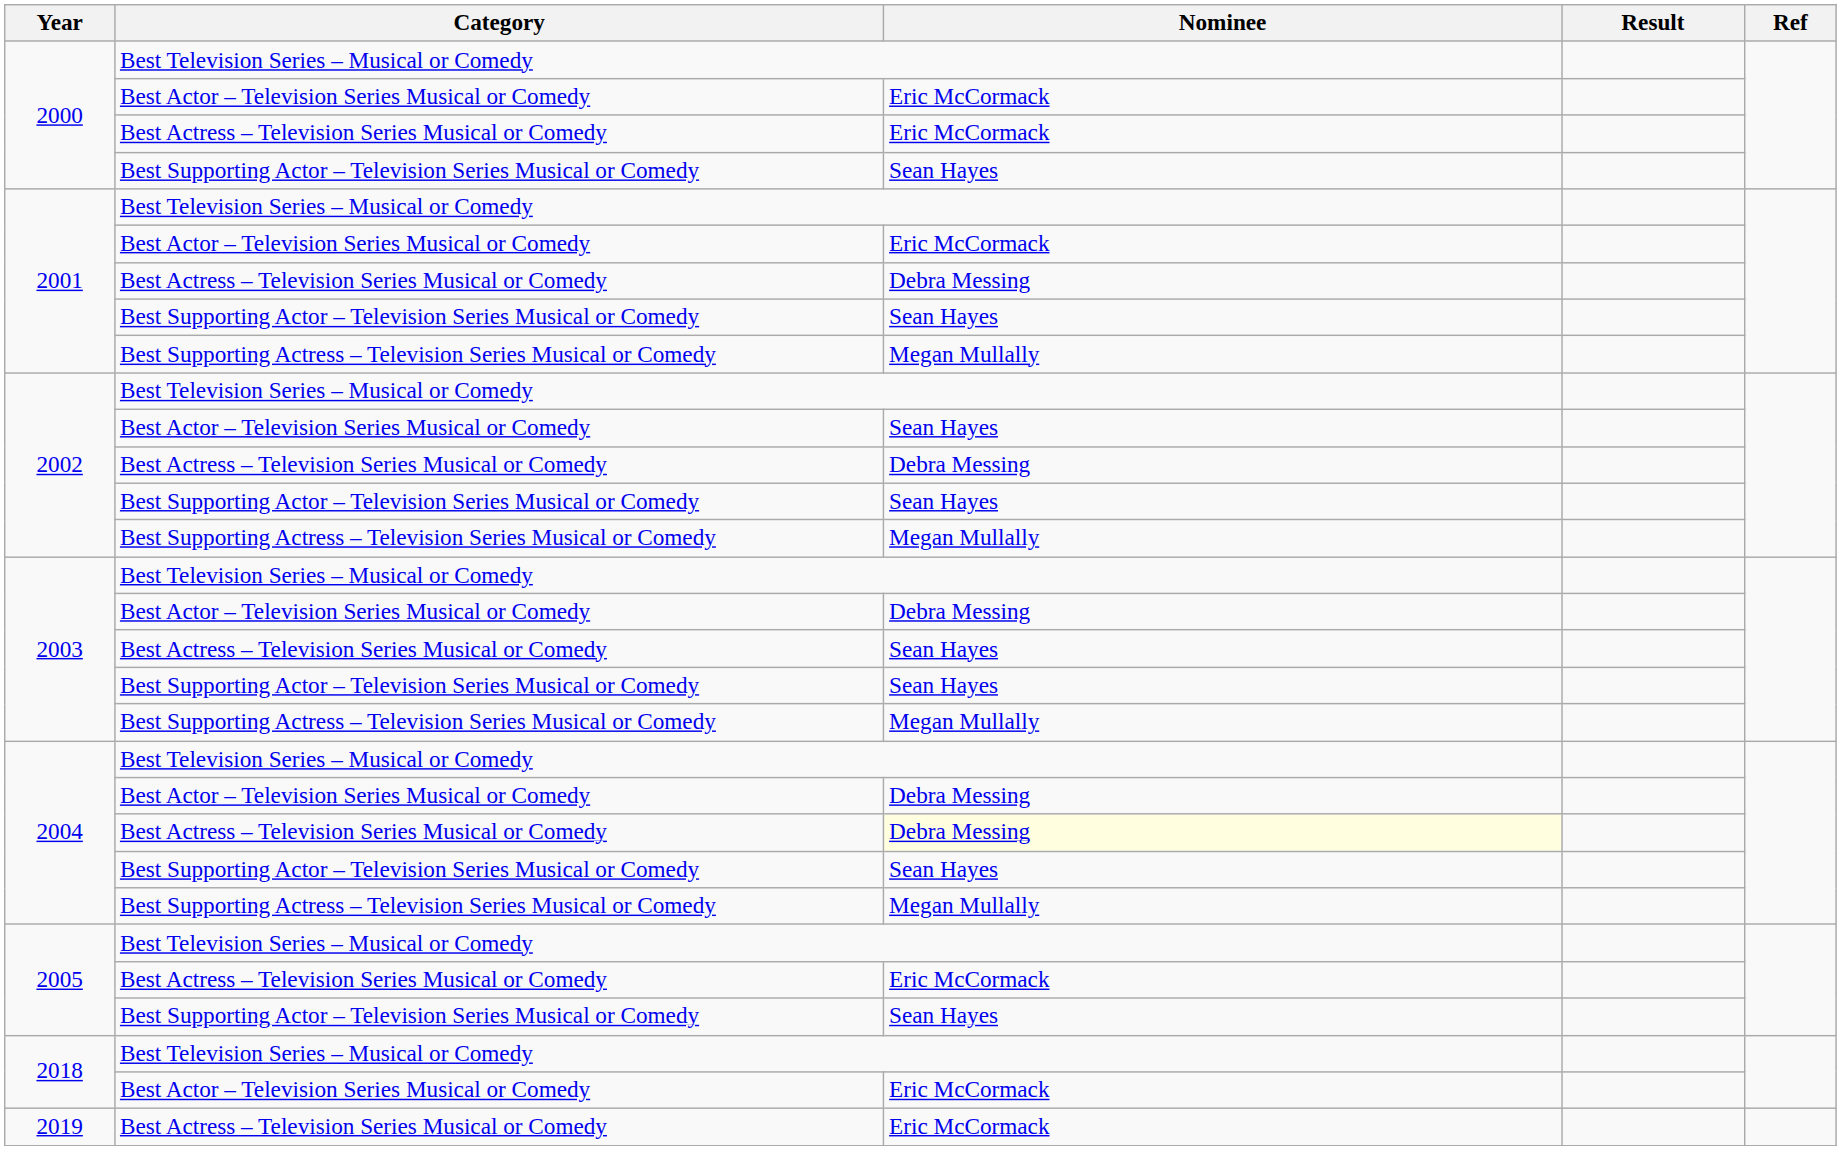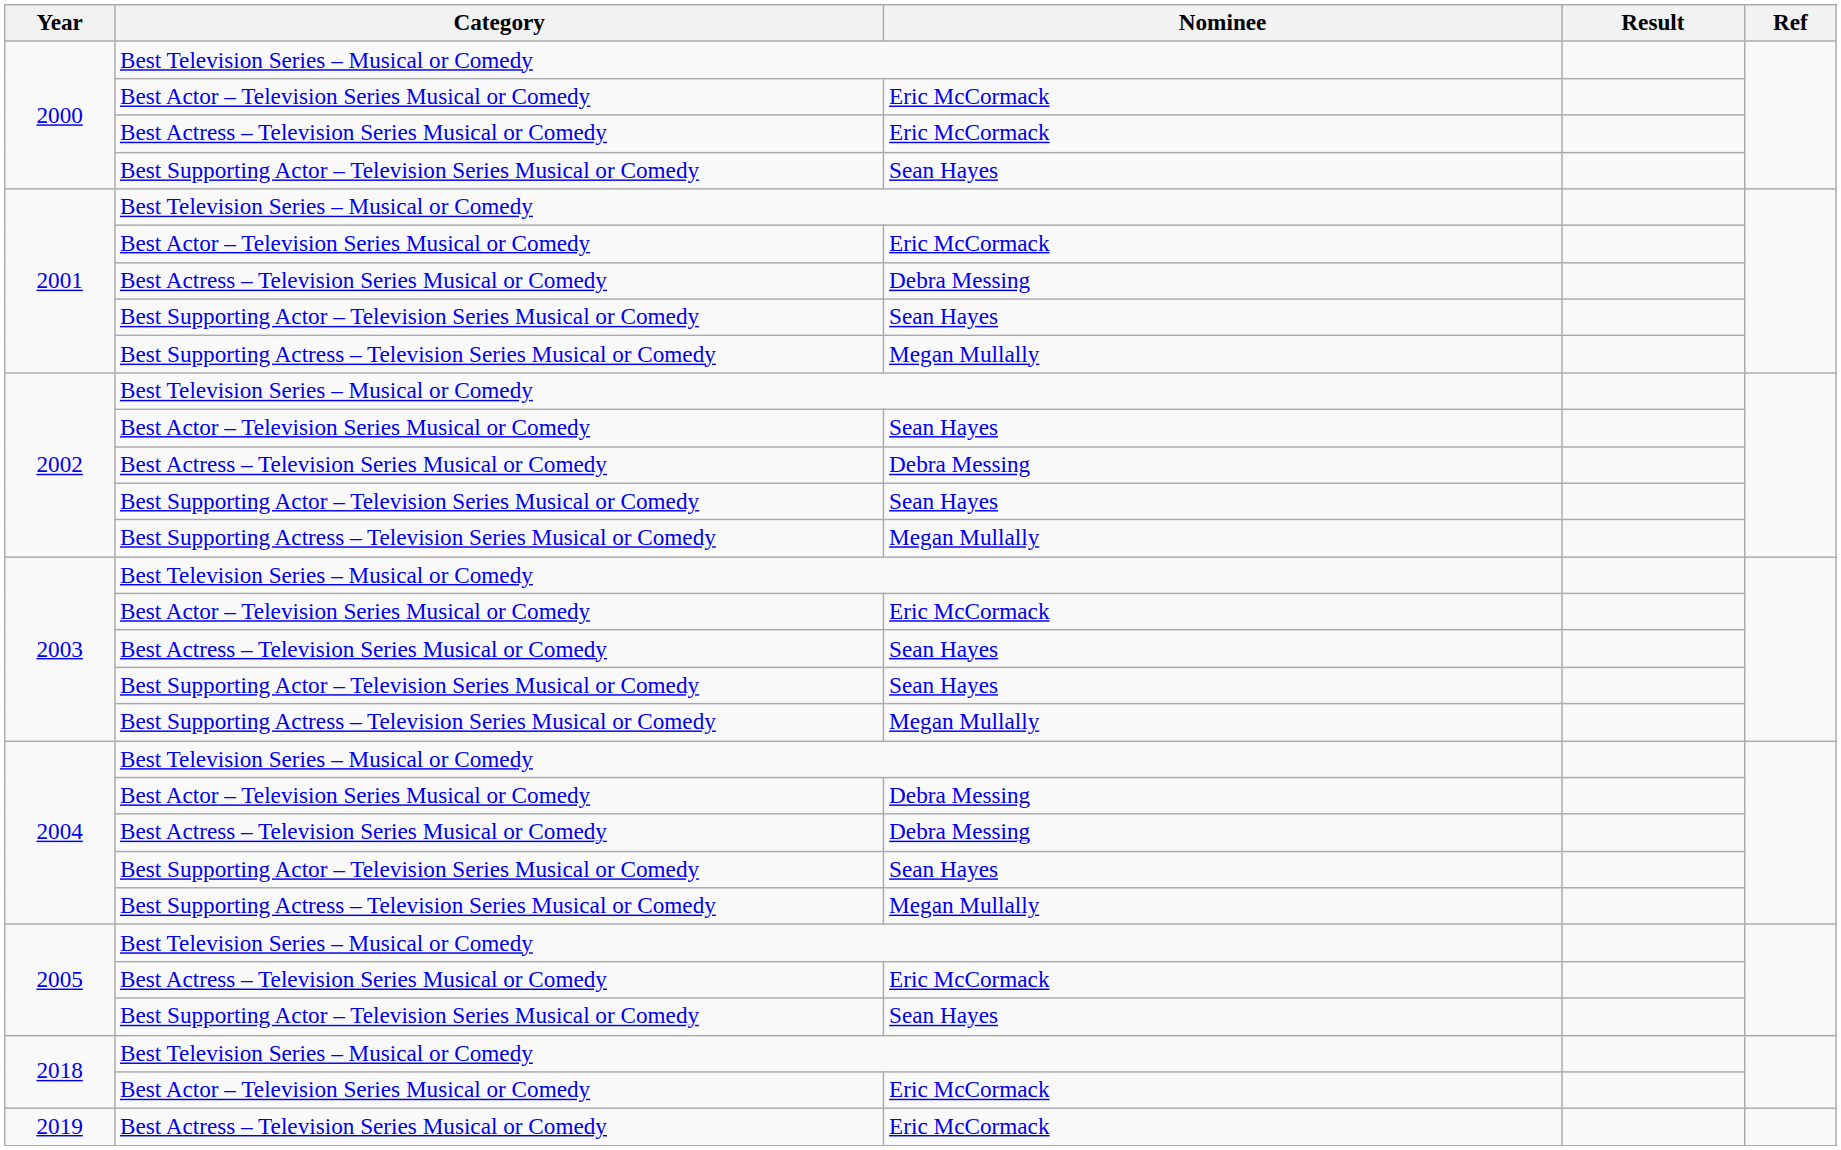(960, 611) Debra Messing -> (969, 611) Eric McCormack
(960, 832) lightyellow background -> (960, 832) no background
